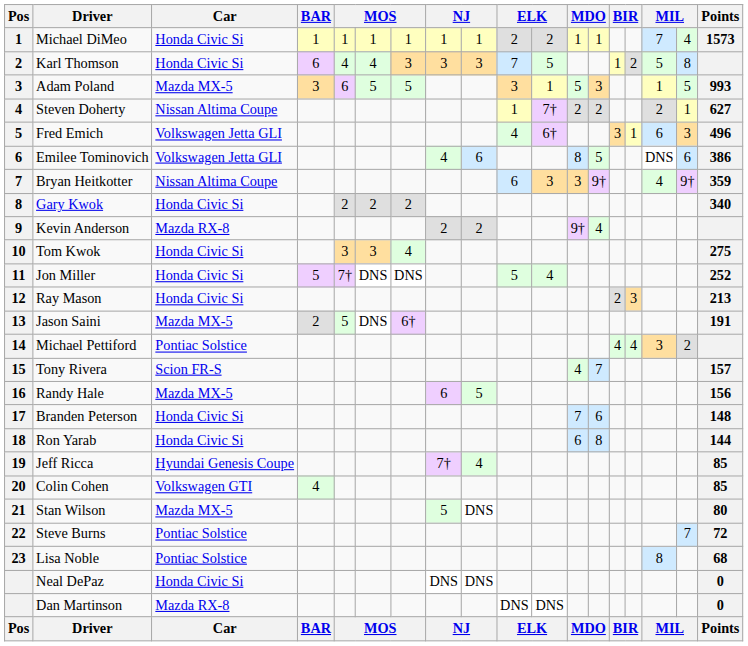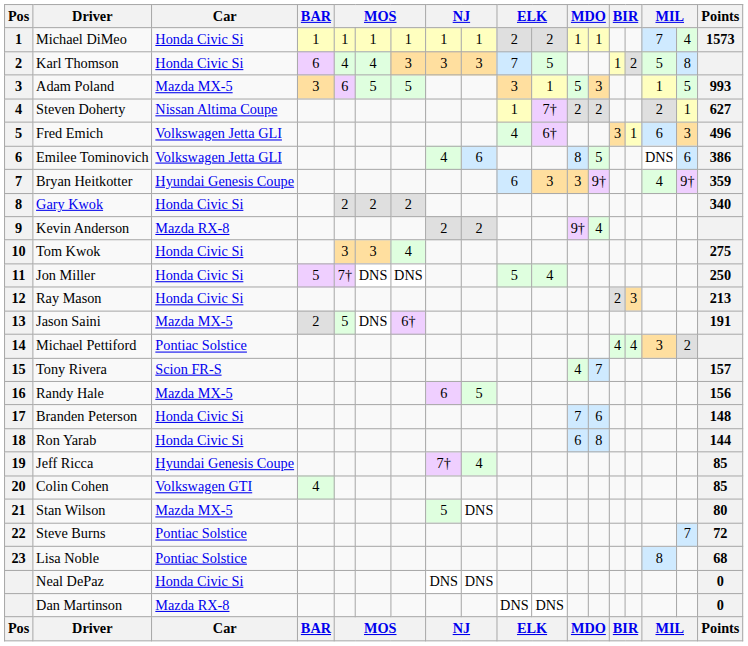(216, 180) Nissan Altima Coupe -> (225, 180) Hyundai Genesis Coupe
(720, 275) 252 -> (720, 275) 250
